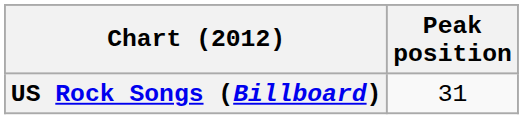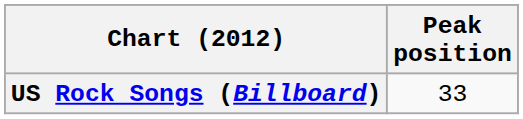(453, 94) 31 -> (453, 94) 33
